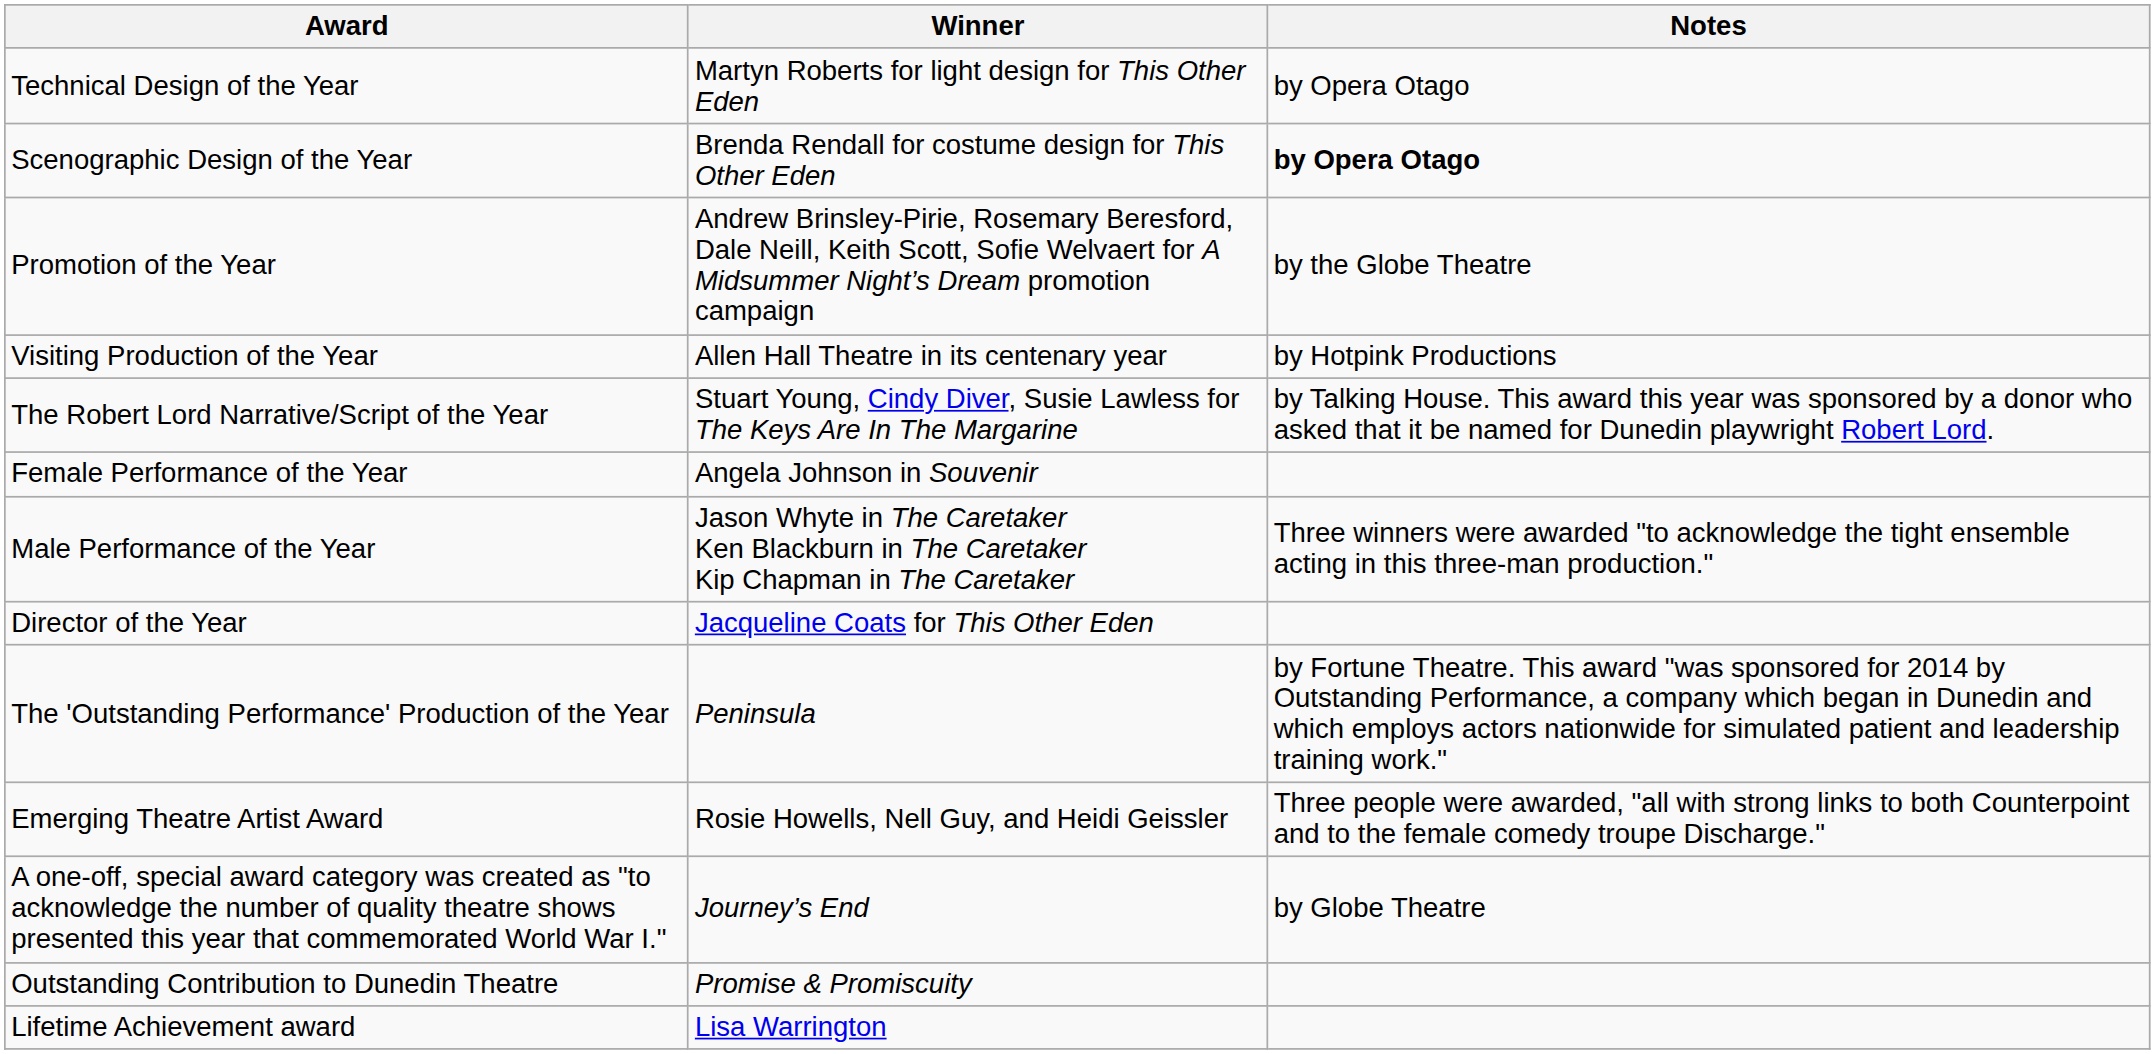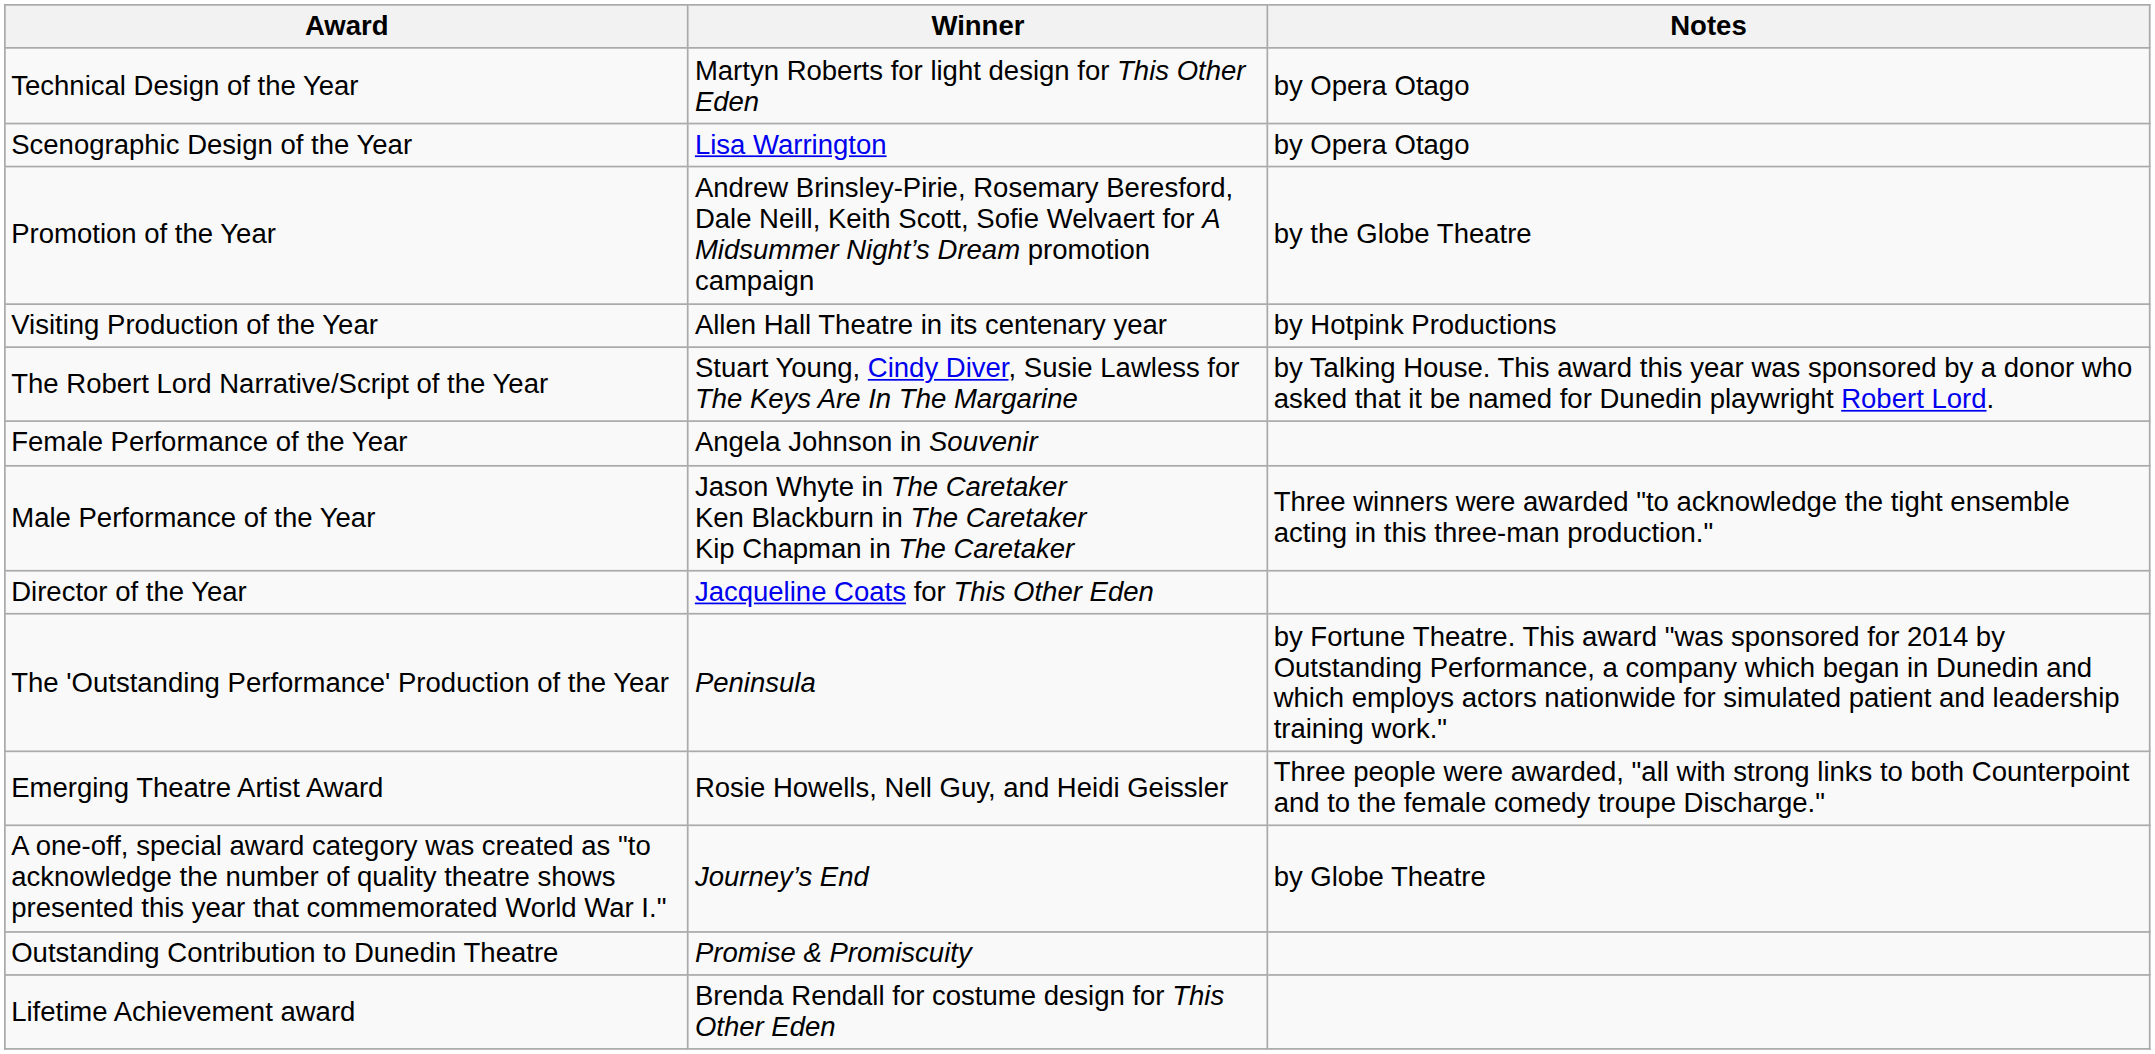(960, 160) Brenda Rendall for costume design for This Other Eden -> (795, 144) Lisa Warrington
(1381, 160) bold -> (1375, 144) normal
(795, 1027) Lisa Warrington -> (960, 1011) Brenda Rendall for costume design for This Other Eden
